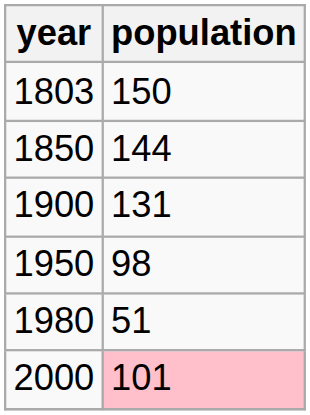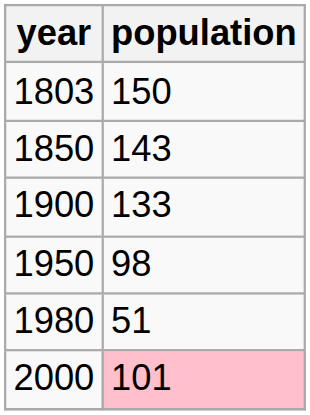(141, 148) 144 -> (141, 148) 143
(141, 206) 131 -> (141, 206) 133
